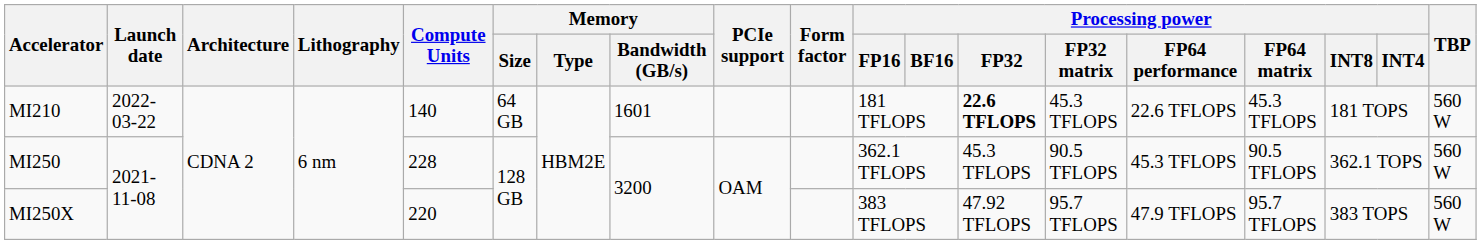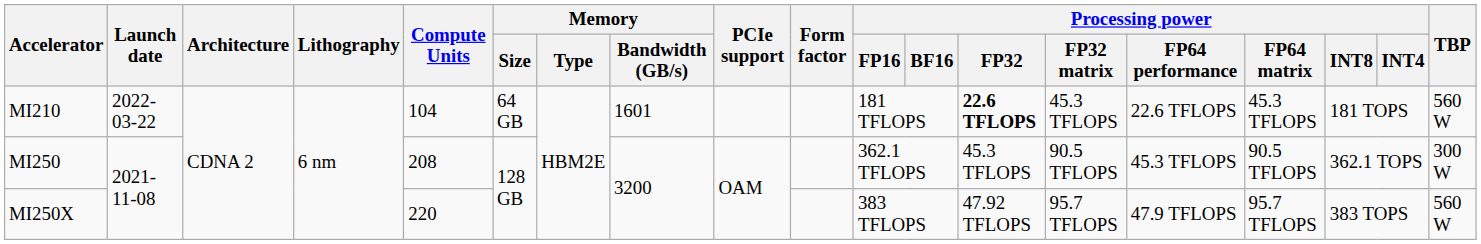(422, 111) 140 -> (422, 111) 104
(422, 162) 228 -> (422, 162) 208
(1447, 162) 560 W -> (1447, 162) 300 W
